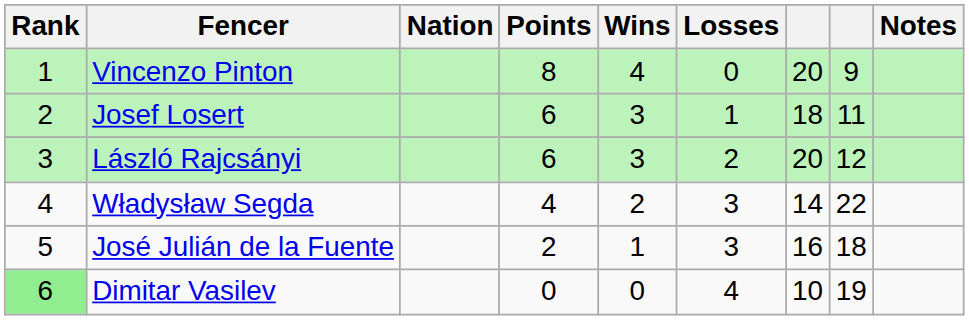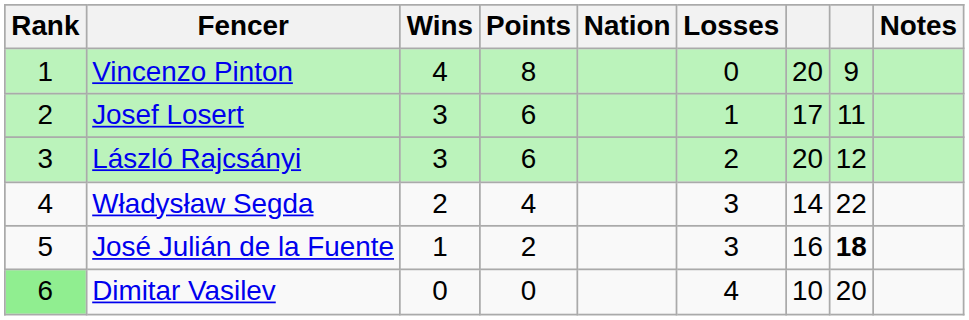columns swapped: (450, 26) <-> (637, 26)
(808, 114) 18 -> (808, 114) 17
(851, 247) normal -> (851, 247) bold
(851, 291) 19 -> (851, 291) 20
